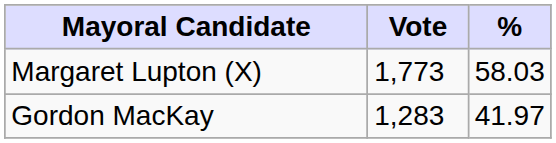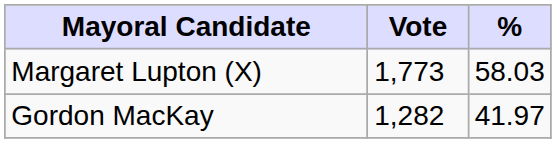(409, 115) 1,283 -> (409, 115) 1,282
